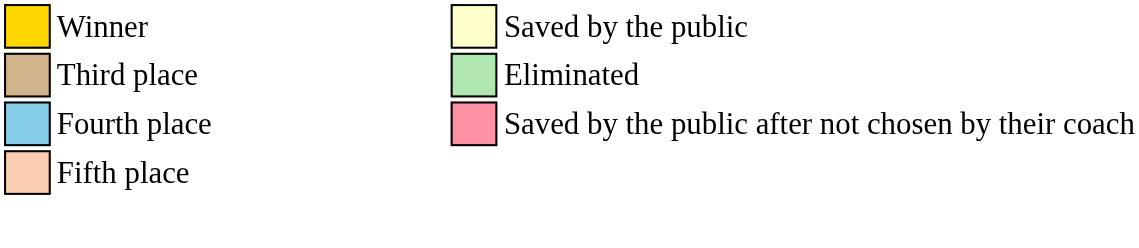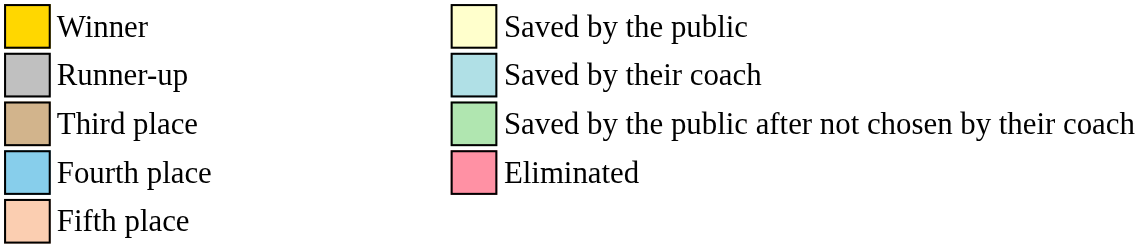+ row: (122, 74)
(572, 74) Eliminated -> (819, 123) Saved by the public after not chosen by their coach
(819, 123) Saved by the public after not chosen by their coach -> (572, 172) Eliminated
